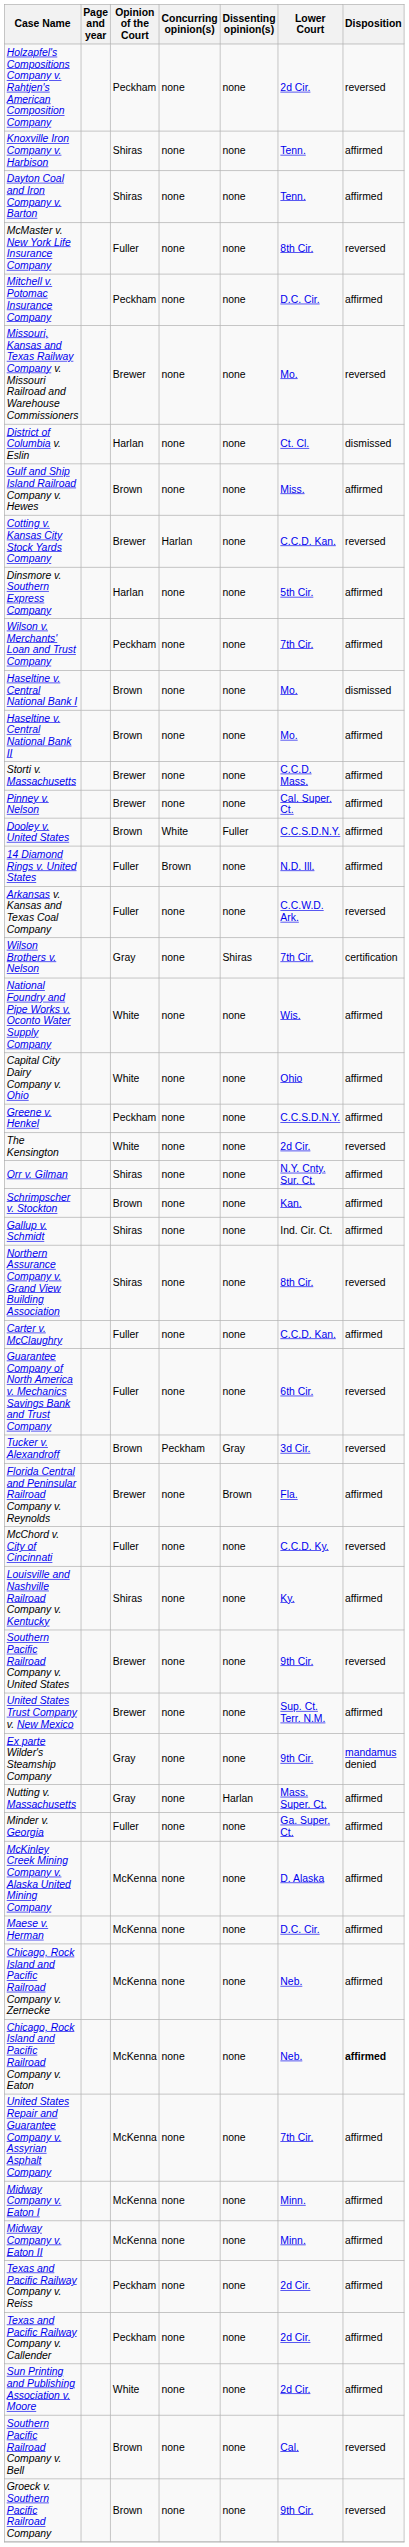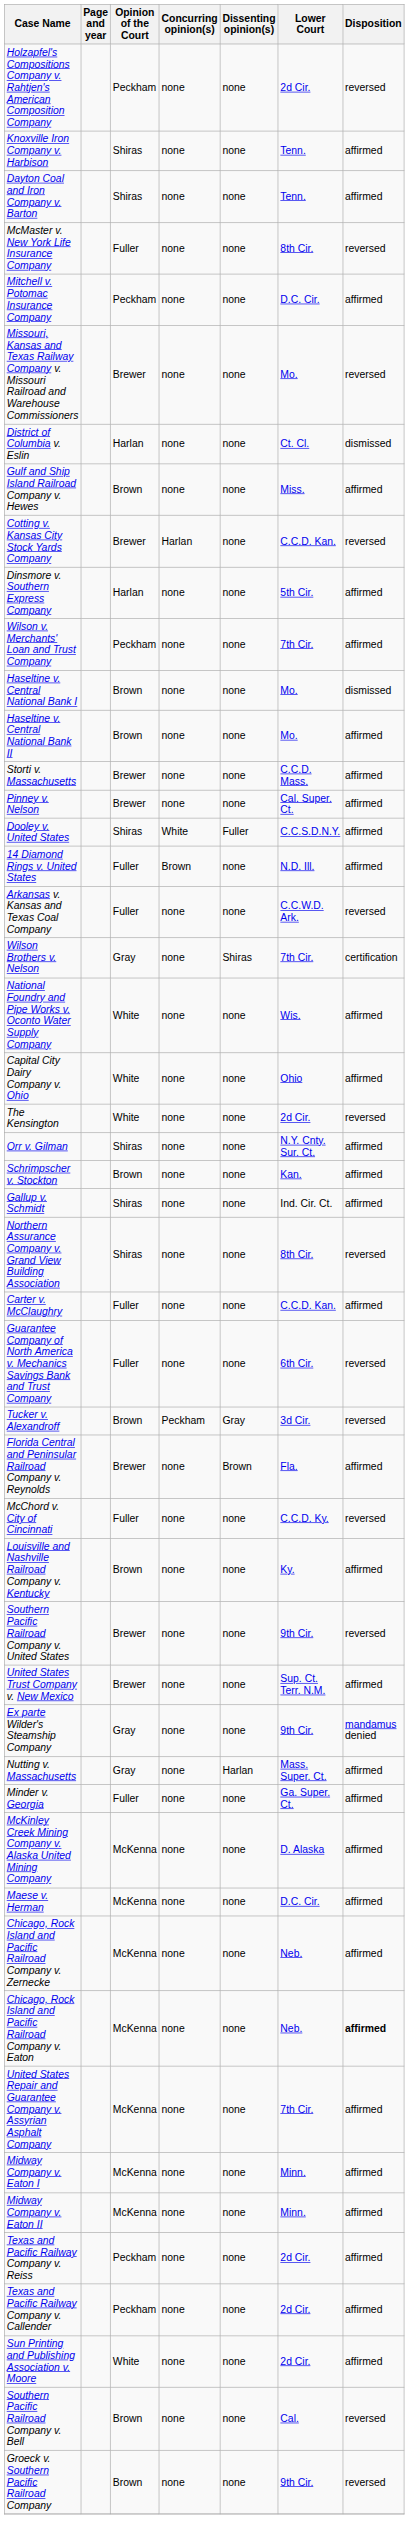(128, 832) Brown -> (128, 832) Shiras
- row: (29, 1118)
(128, 1598) Shiras -> (128, 1570) Brown
